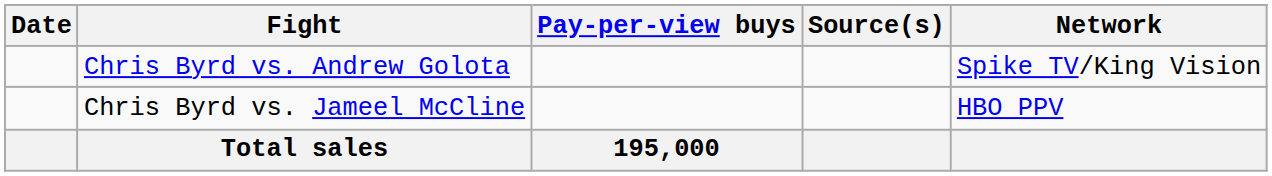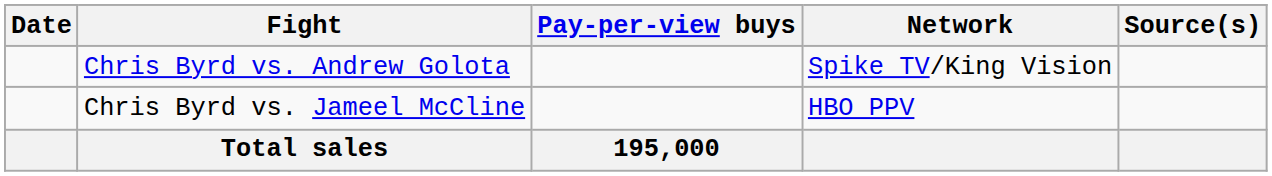columns swapped: (1109, 26) <-> (876, 26)
